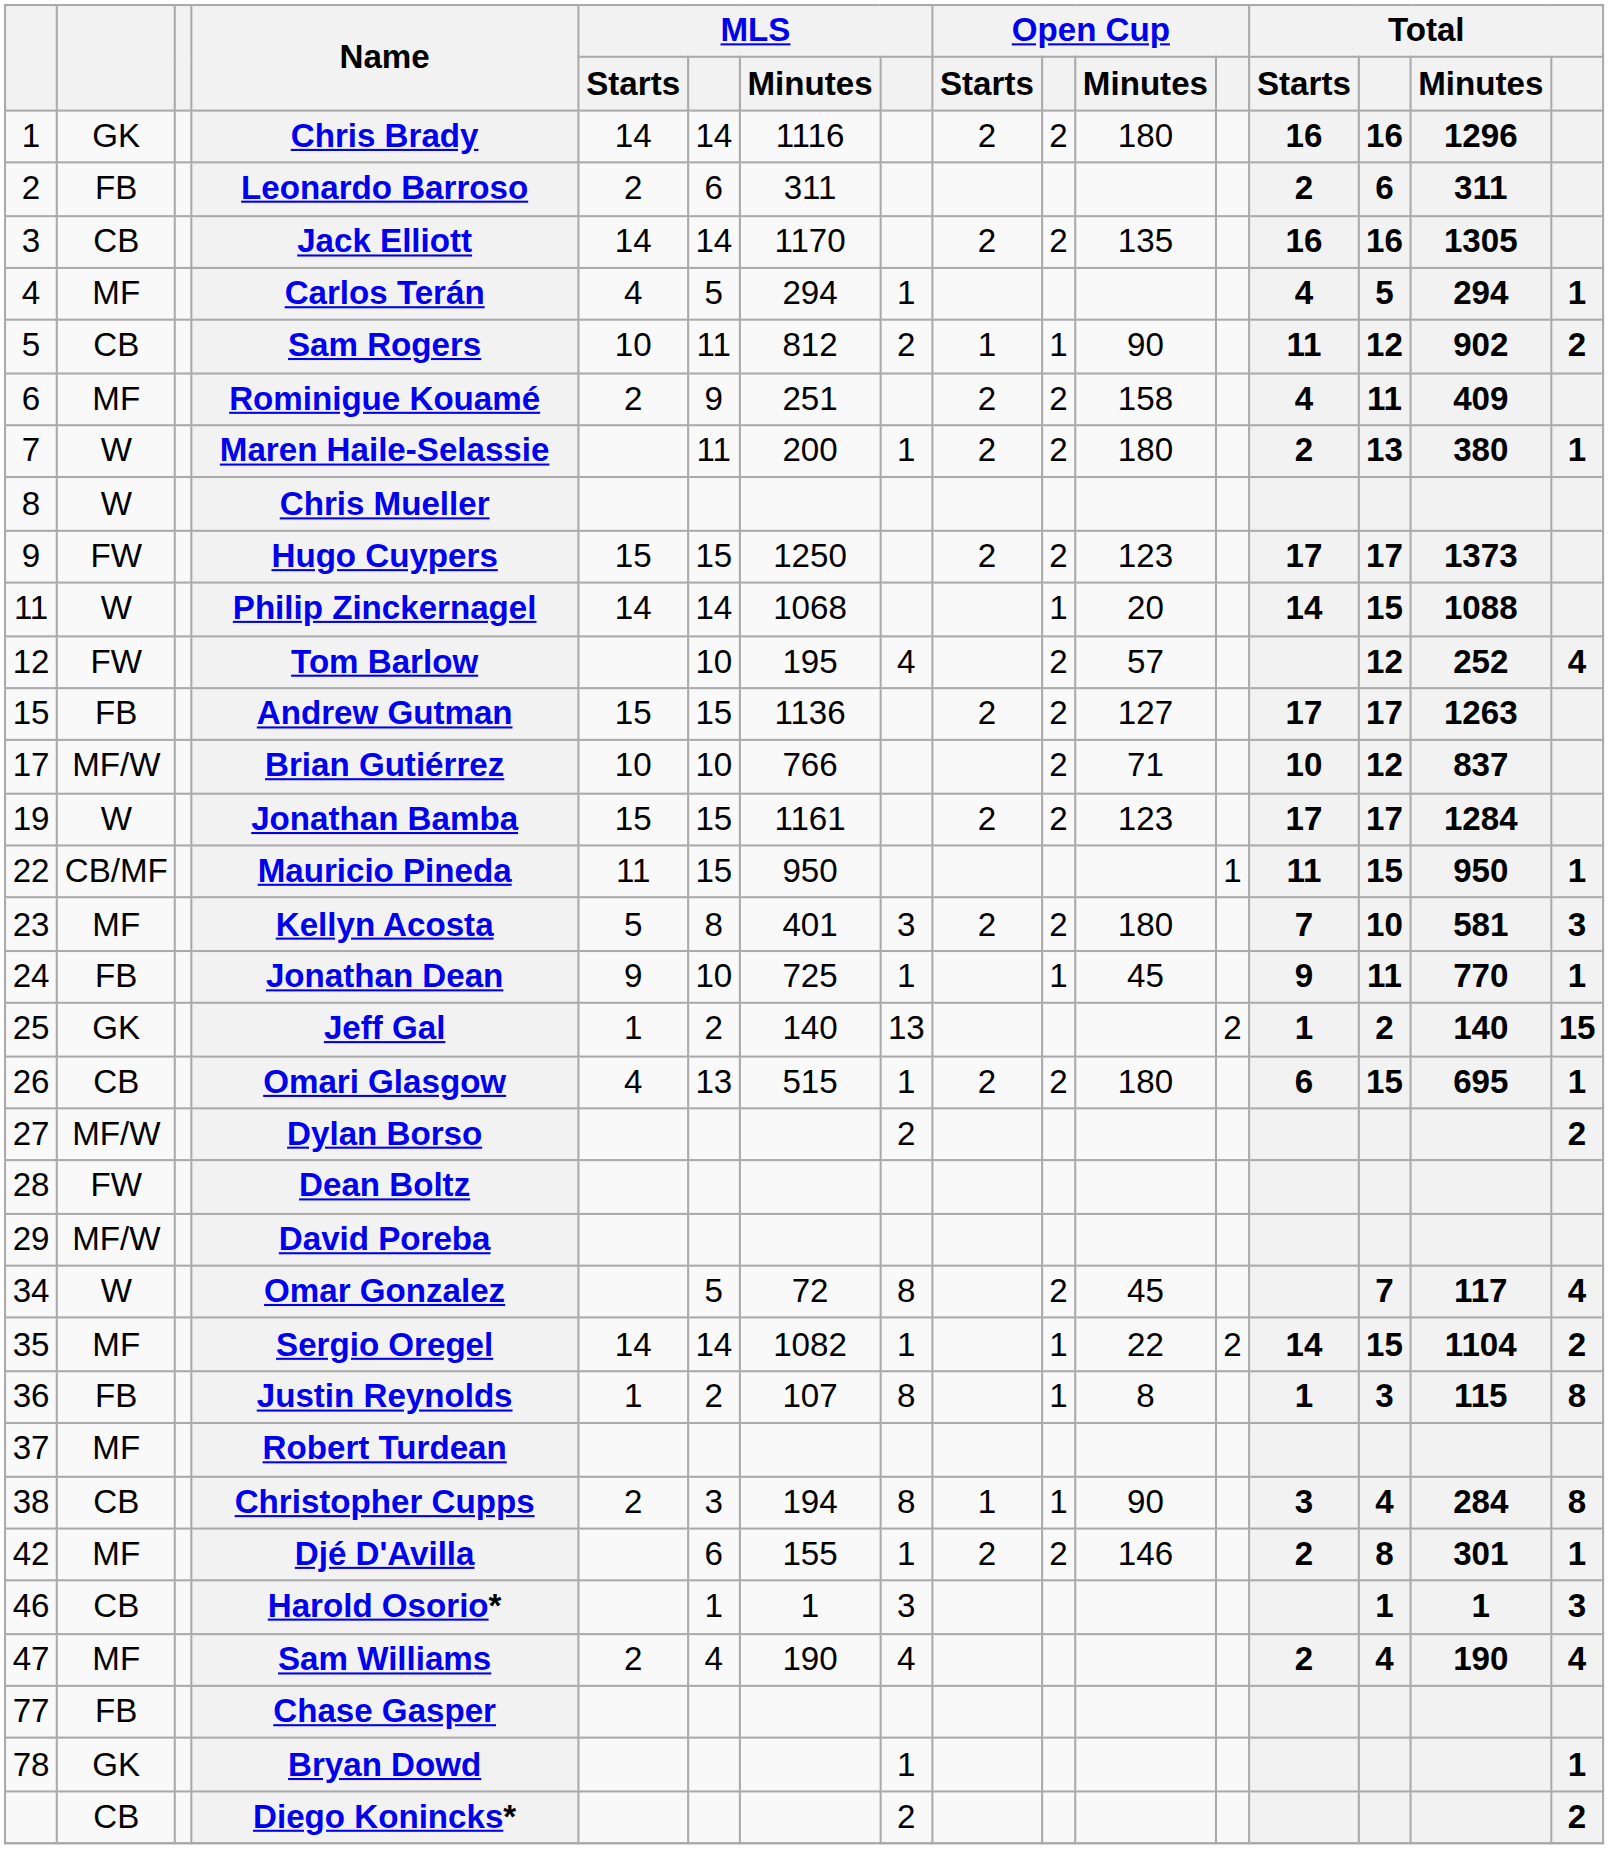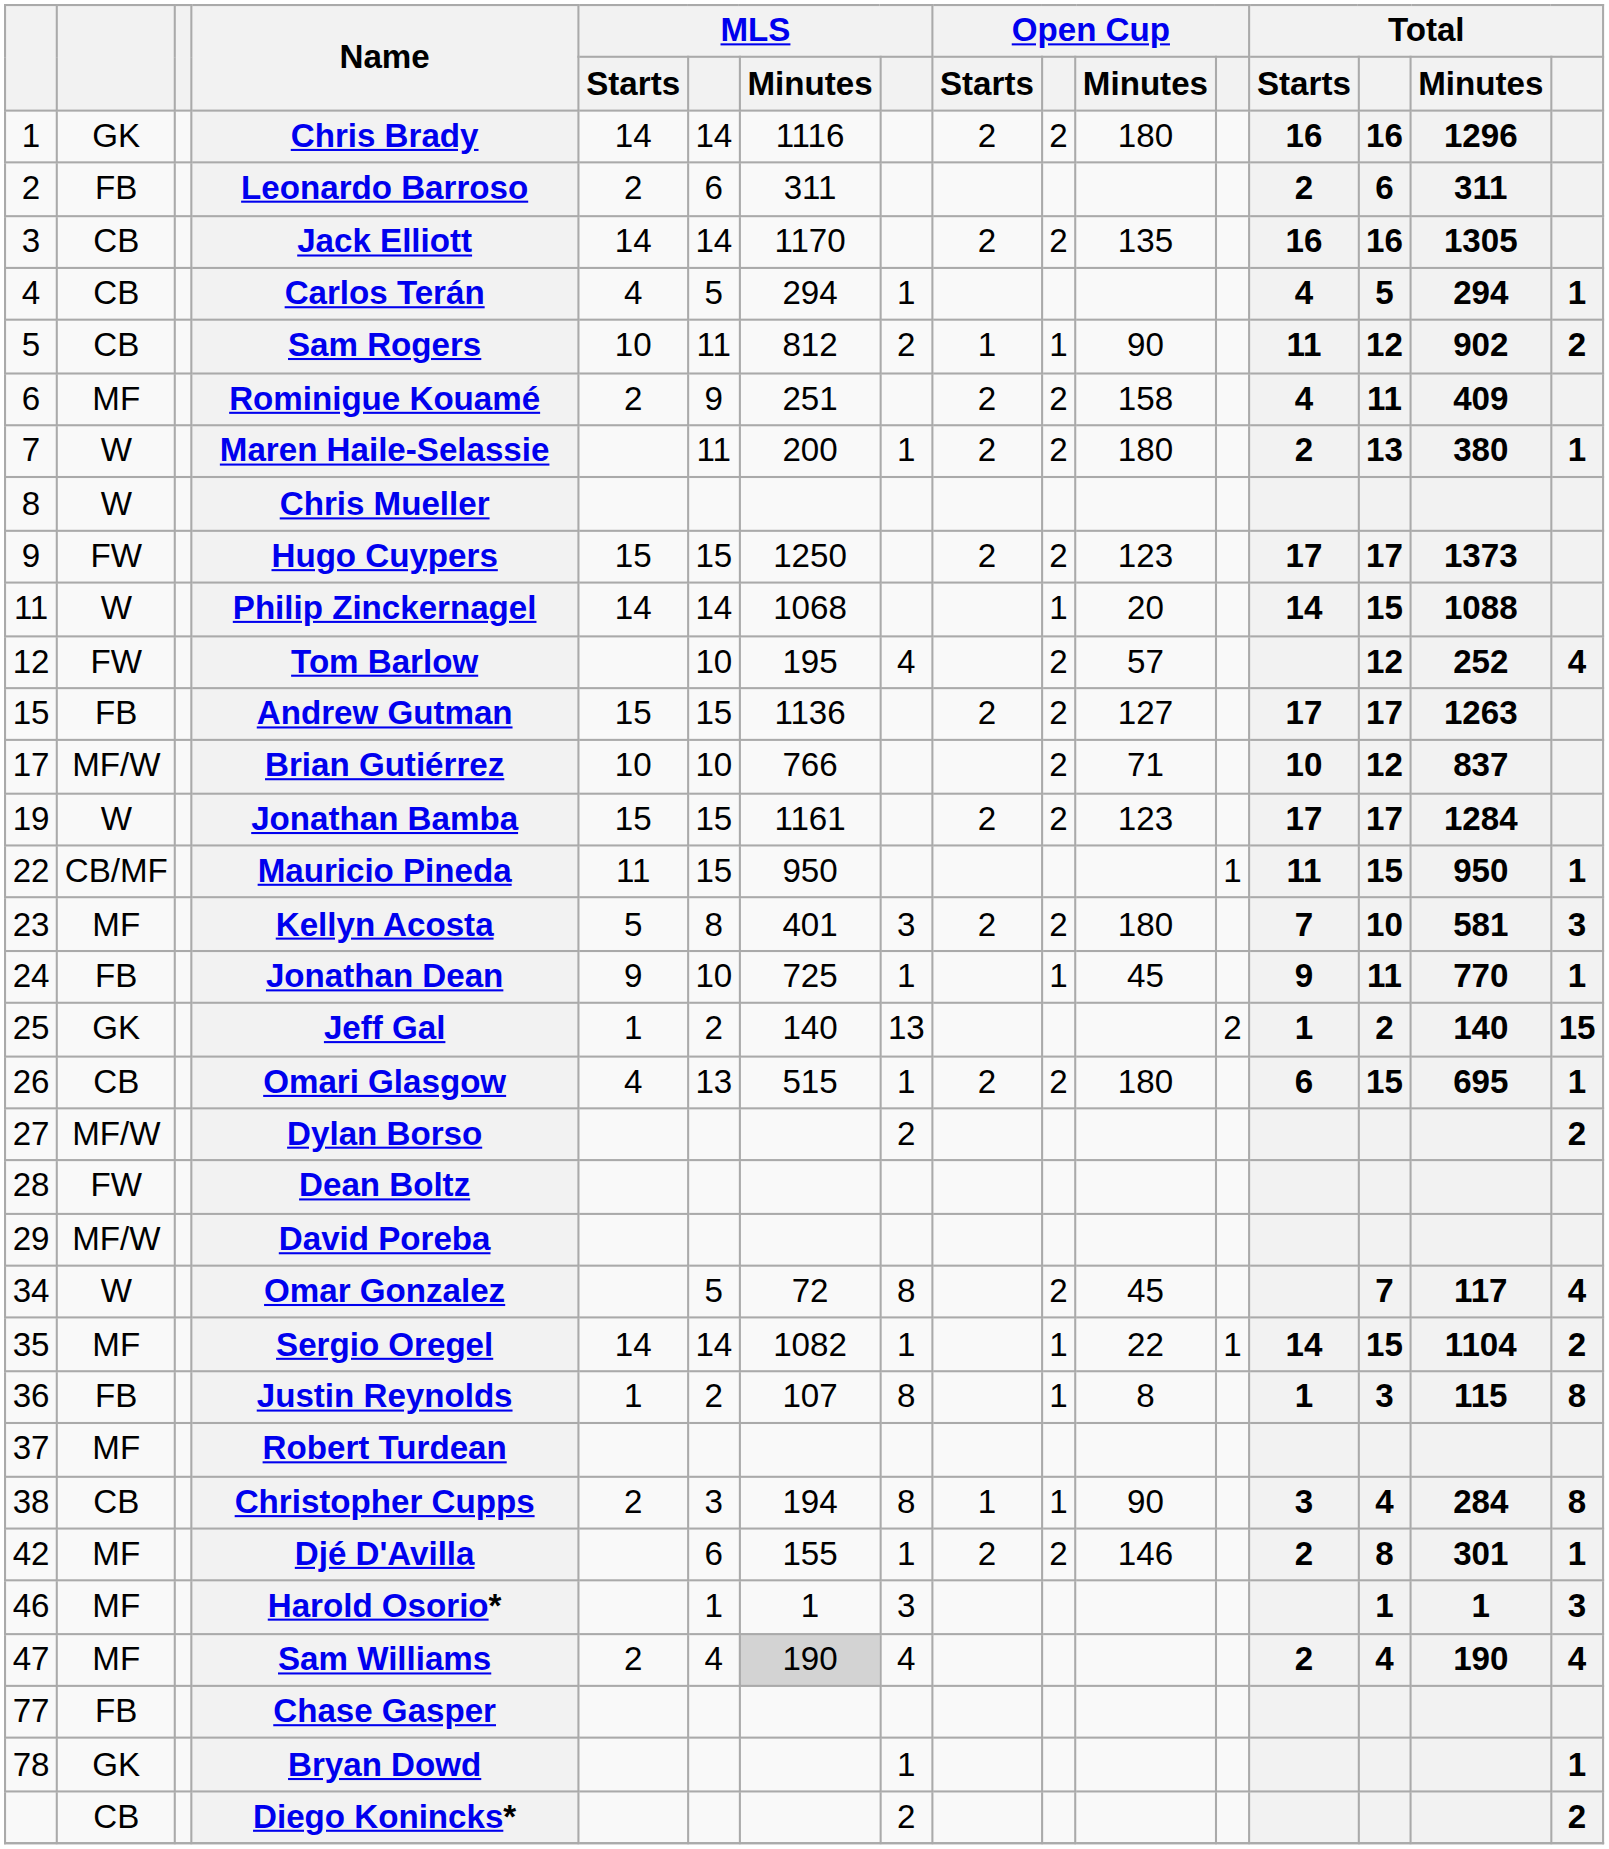(116, 293) MF -> (116, 293) CB
(1232, 1343) 2 -> (1232, 1343) 1
(116, 1606) CB -> (116, 1606) MF
(810, 1659) no background -> (810, 1659) lightgrey background
